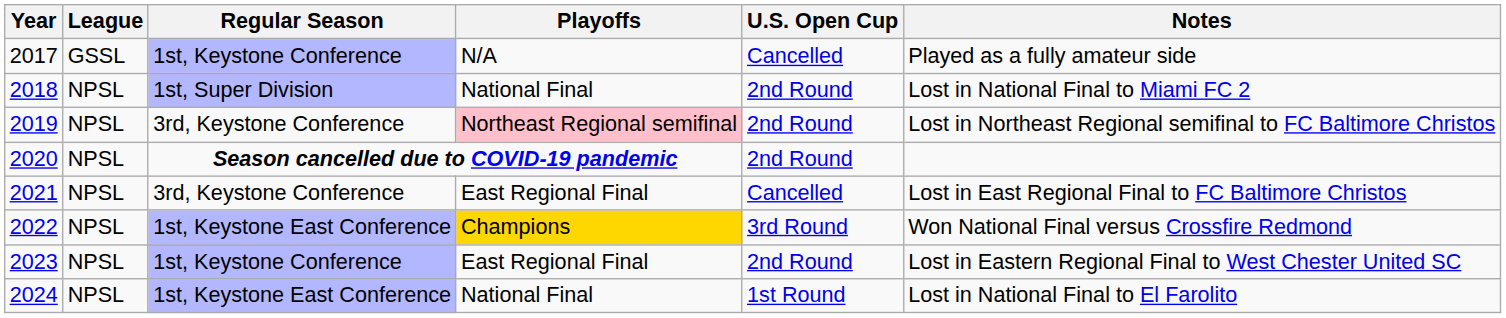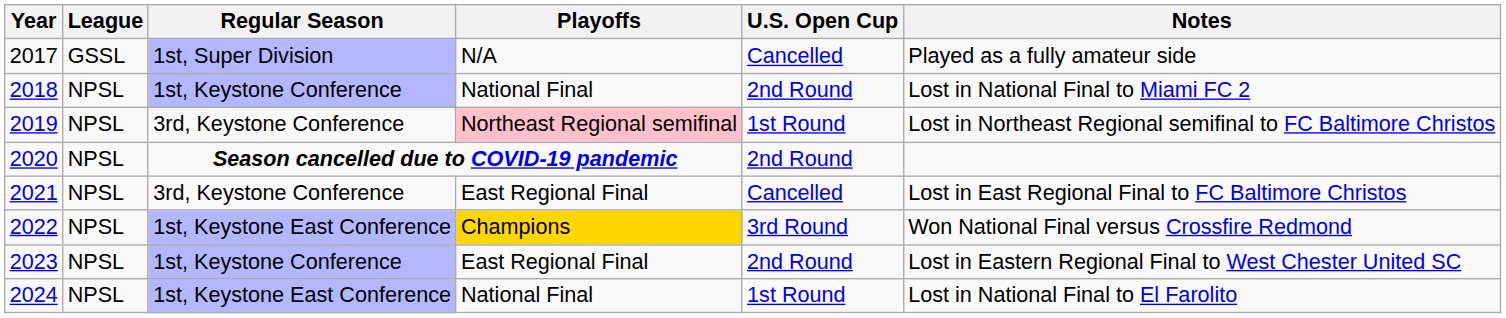(278, 55) 1st, Keystone Conference -> (243, 55) 1st, Super Division
(243, 90) 1st, Super Division -> (278, 90) 1st, Keystone Conference
(800, 124) 2nd Round -> (796, 124) 1st Round
